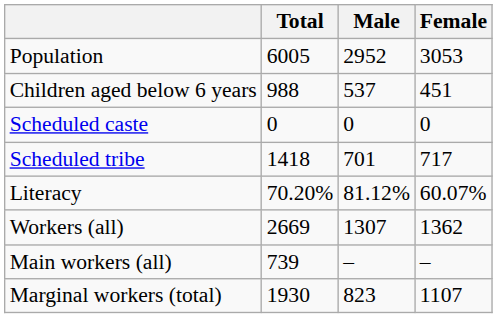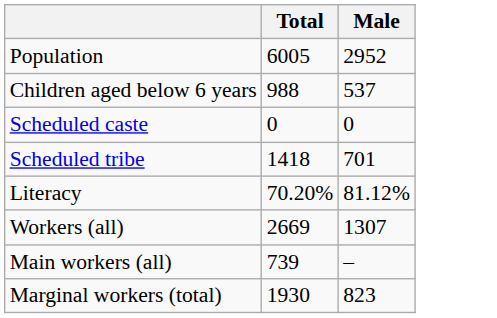- column: (453, 21)
